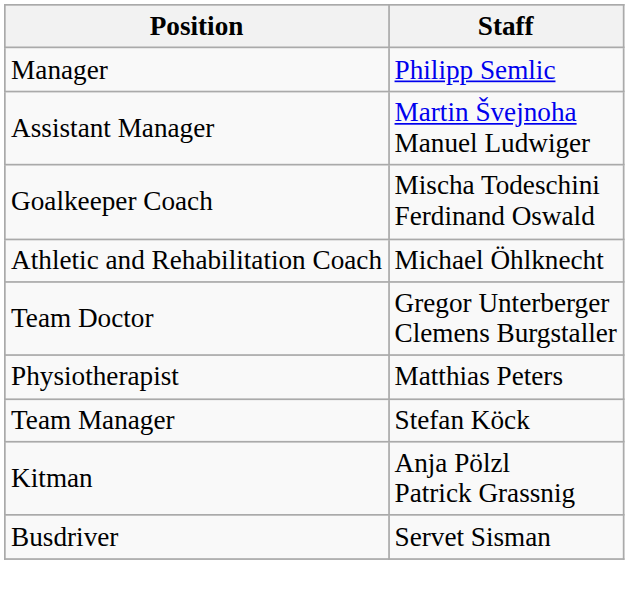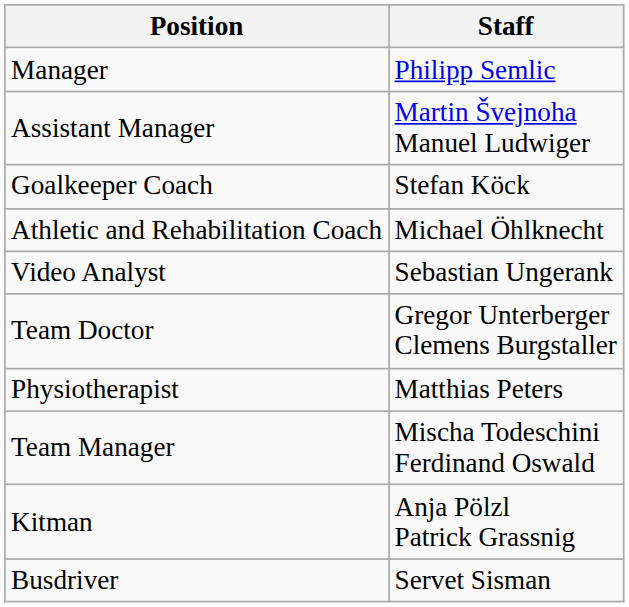(497, 201) Mischa Todeschini Ferdinand Oswald -> (462, 186) Stefan Köck
+ row: (88, 272)
(462, 419) Stefan Köck -> (497, 447) Mischa Todeschini Ferdinand Oswald
